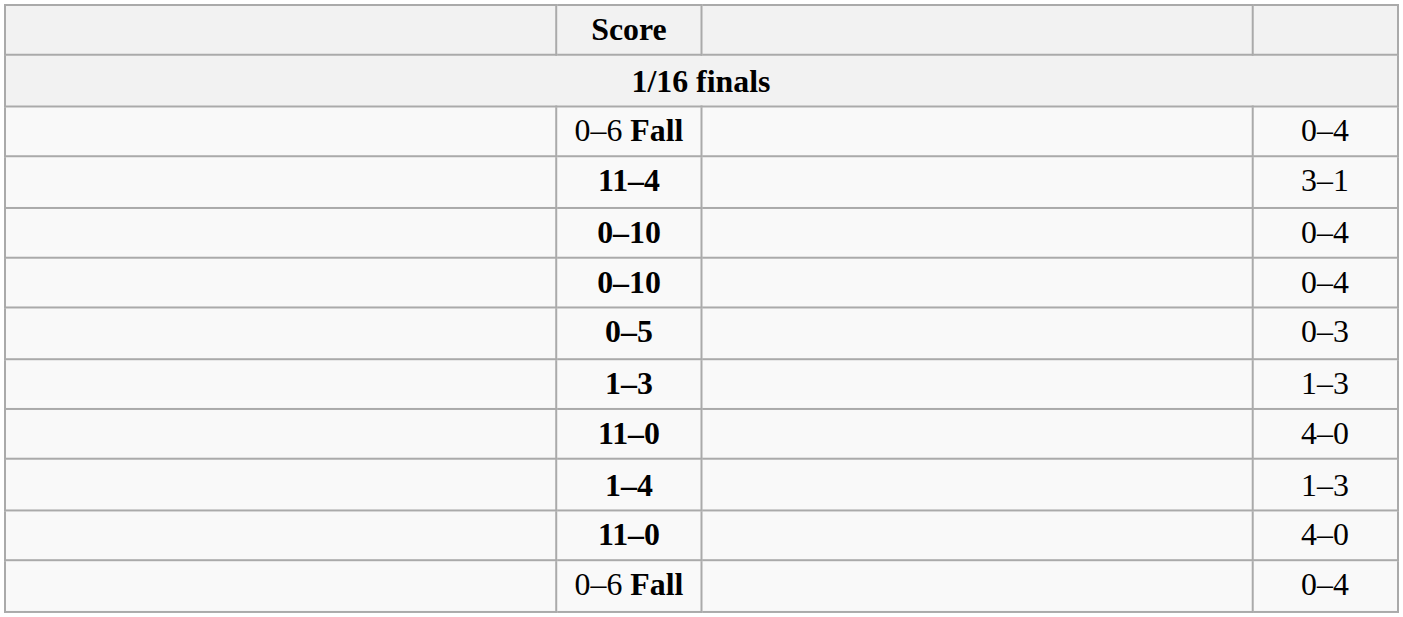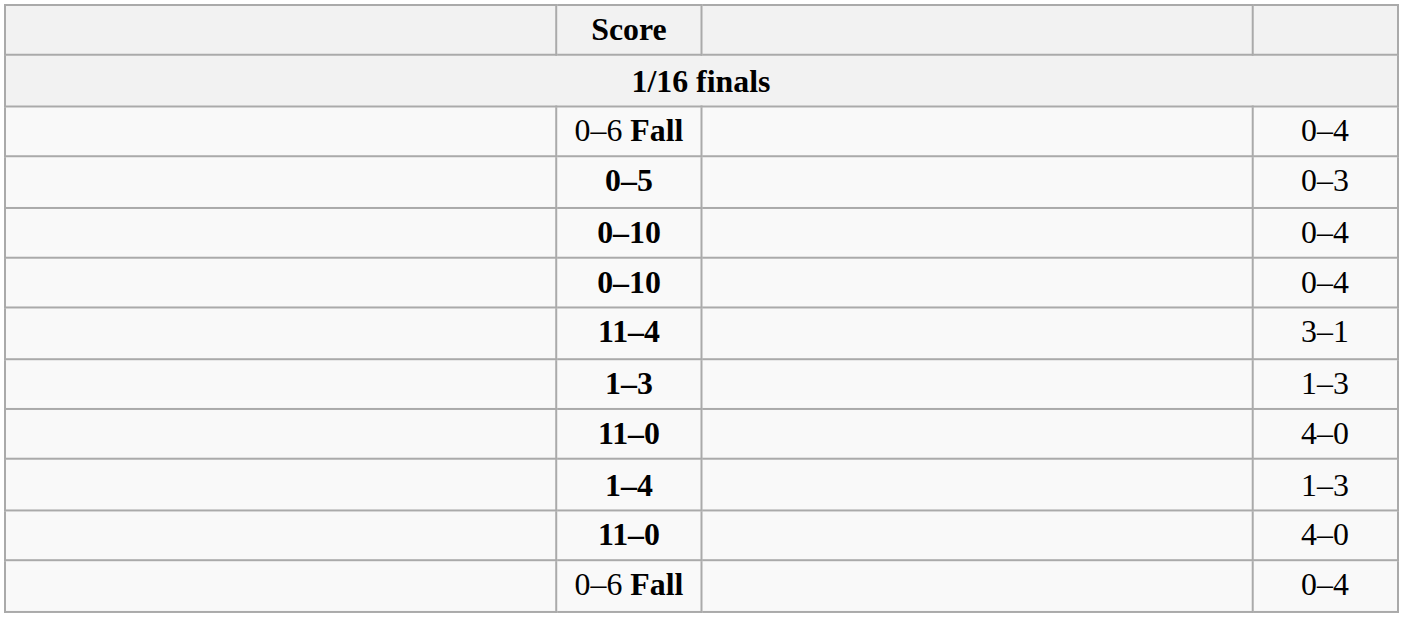rows swapped: (629, 181) <-> (629, 332)
